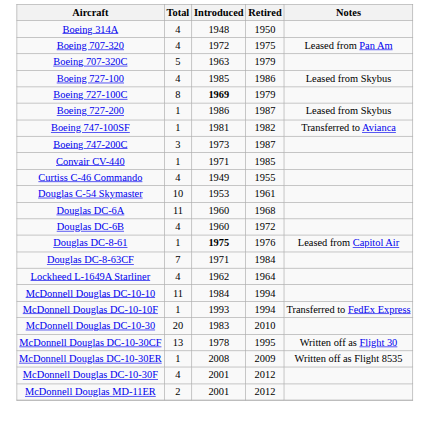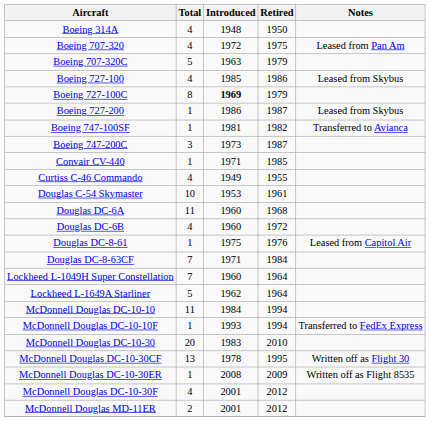(219, 243) bold -> (231, 243) normal
+ row: (90, 276)
(178, 276) 4 -> (190, 293) 5
